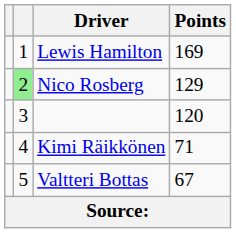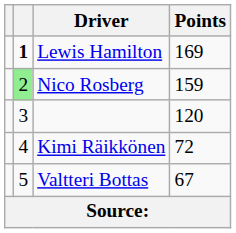(23, 51) normal -> (23, 51) bold
(189, 83) 129 -> (189, 83) 159
(184, 147) 71 -> (184, 147) 72
